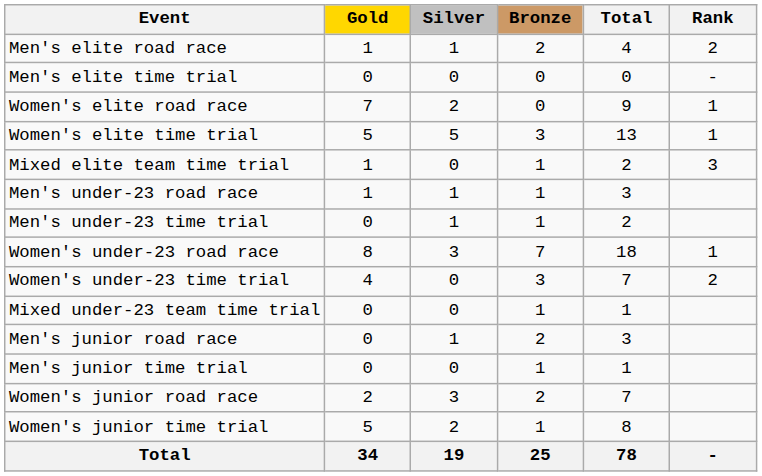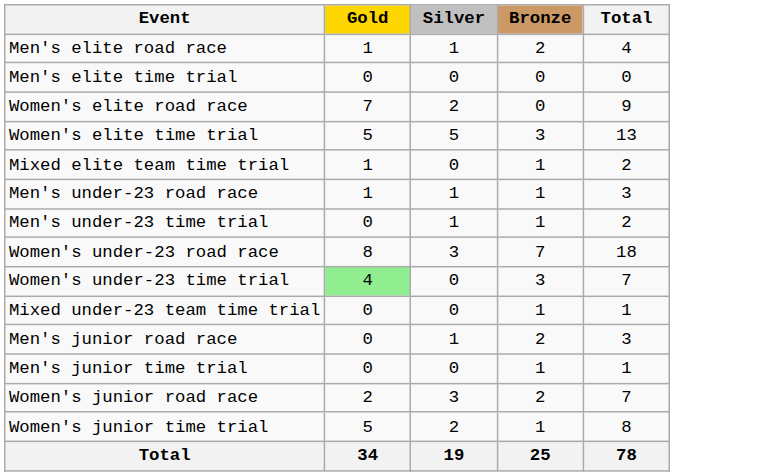- column: (713, 19)
(368, 281) no background -> (368, 281) lightgreen background
